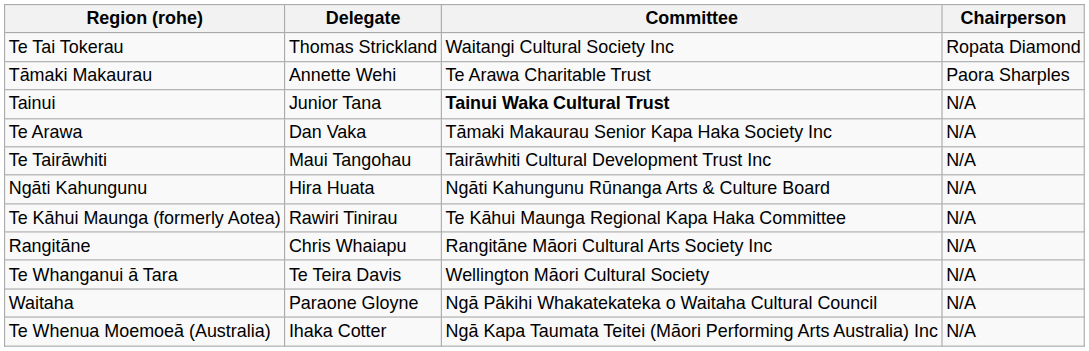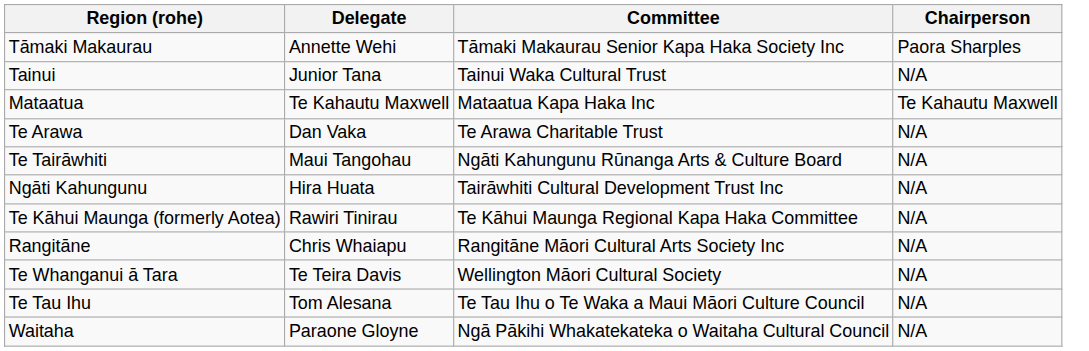- row: (66, 47)
(548, 75) Te Arawa Charitable Trust -> (651, 47) Tāmaki Makaurau Senior Kapa Haka Society Inc
(558, 103) bold -> (562, 75) normal
+ row: (46, 103)
(639, 132) Tāmaki Makaurau Senior Kapa Haka Society Inc -> (560, 132) Te Arawa Charitable Trust
(608, 160) Tairāwhiti Cultural Development Trust Inc -> (650, 160) Ngāti Kahungunu Rūnanga Arts & Culture Board
(638, 189) Ngāti Kahungunu Rūnanga Arts & Culture Board -> (620, 189) Tairāwhiti Cultural Development Trust Inc
+ row: (50, 302)
- row: (140, 331)
